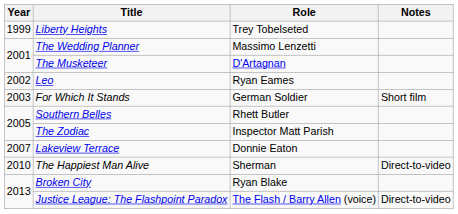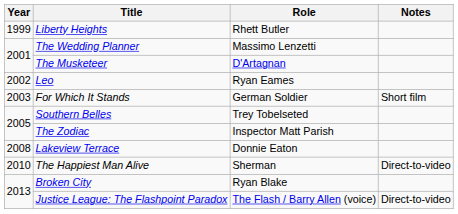(270, 30) Trey Tobelseted -> (261, 30) Rhett Butler
(261, 115) Rhett Butler -> (270, 115) Trey Tobelseted
(19, 149) 2007 -> (19, 149) 2008
